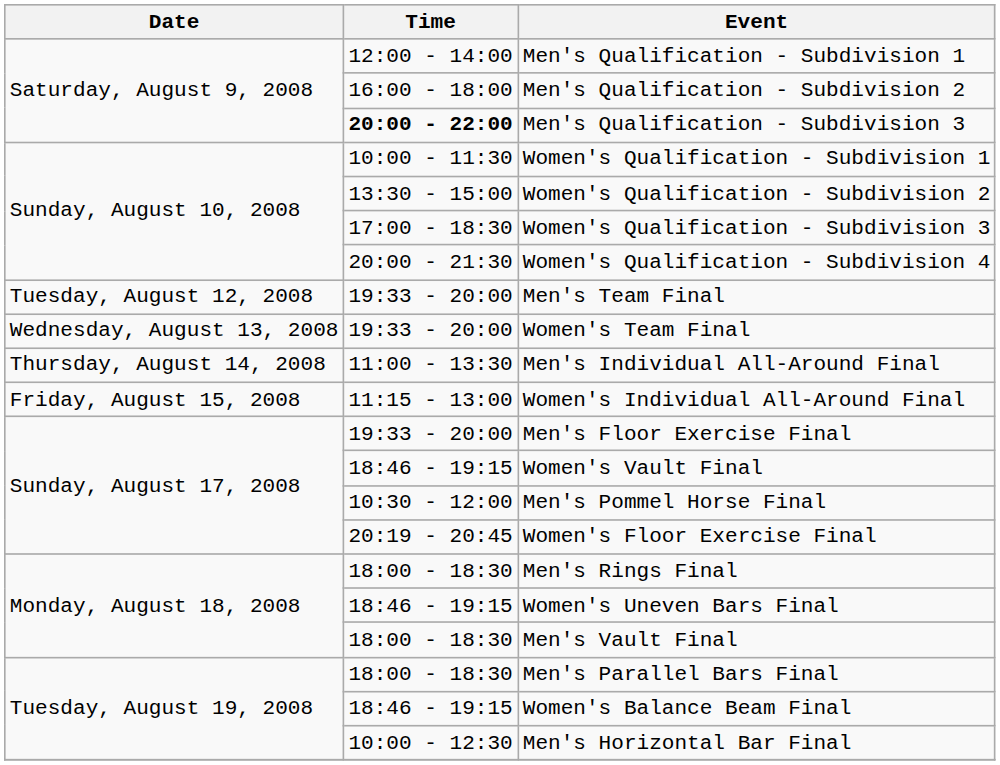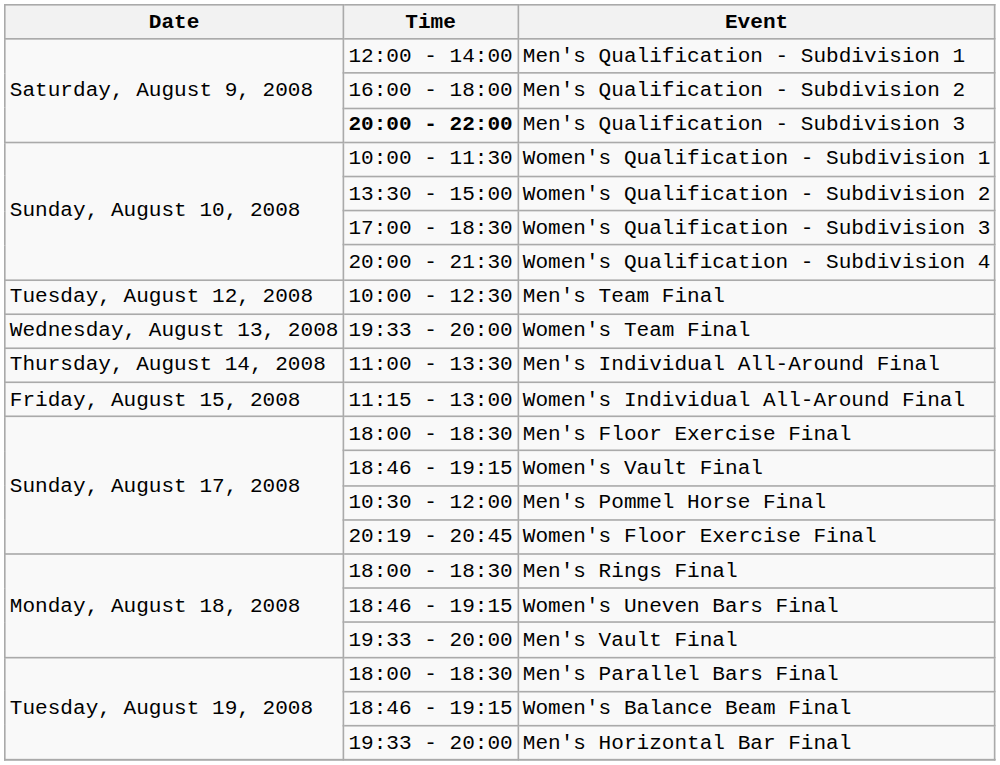(431, 297) 19:33 - 20:00 -> (431, 297) 10:00 - 12:30
(431, 434) 19:33 - 20:00 -> (431, 434) 18:00 - 18:30
(431, 640) 18:00 - 18:30 -> (431, 640) 19:33 - 20:00
(431, 743) 10:00 - 12:30 -> (431, 743) 19:33 - 20:00
